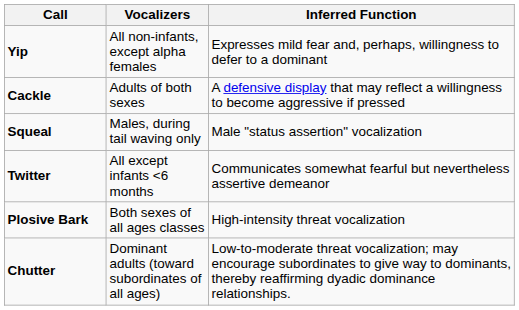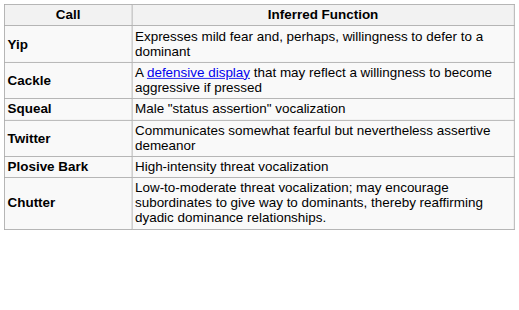- column: (157, 15)
